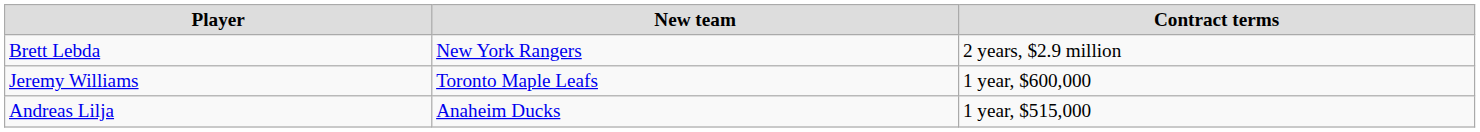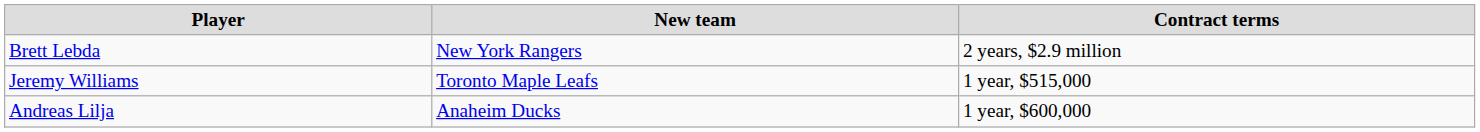(1027, 80) 1 year, $600,000 -> (1027, 80) 1 year, $515,000
(1027, 111) 1 year, $515,000 -> (1027, 111) 1 year, $600,000
